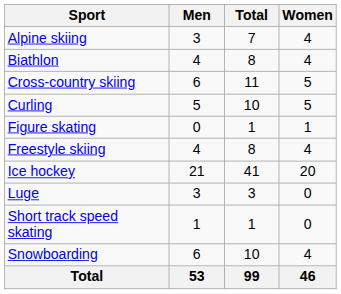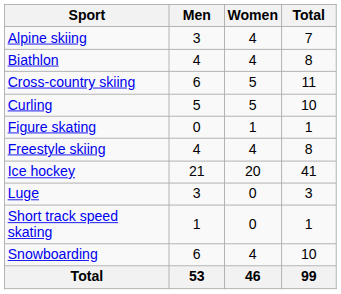columns swapped: (308, 15) <-> (252, 15)
